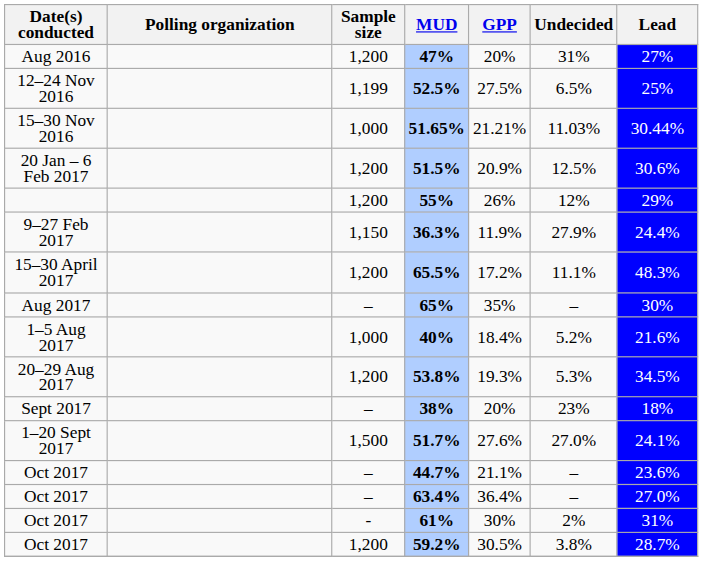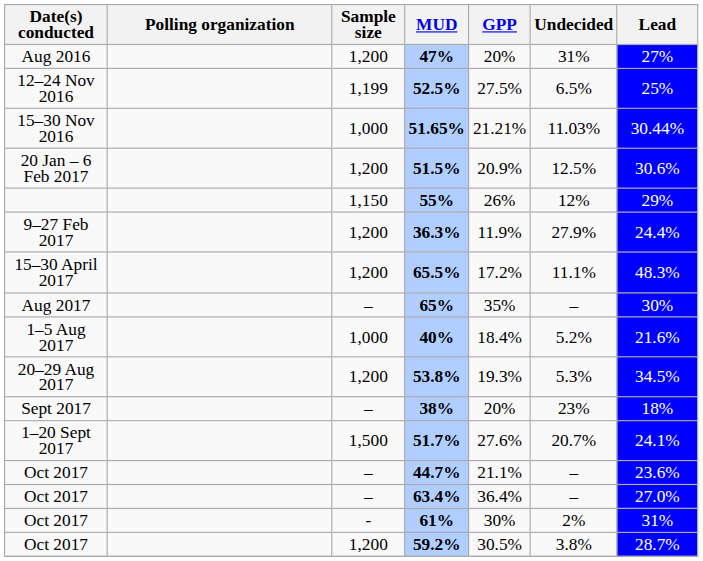(368, 200) 1,200 -> (368, 200) 1,150
(368, 232) 1,150 -> (368, 232) 1,200
(574, 440) 27.0% -> (574, 440) 20.7%
